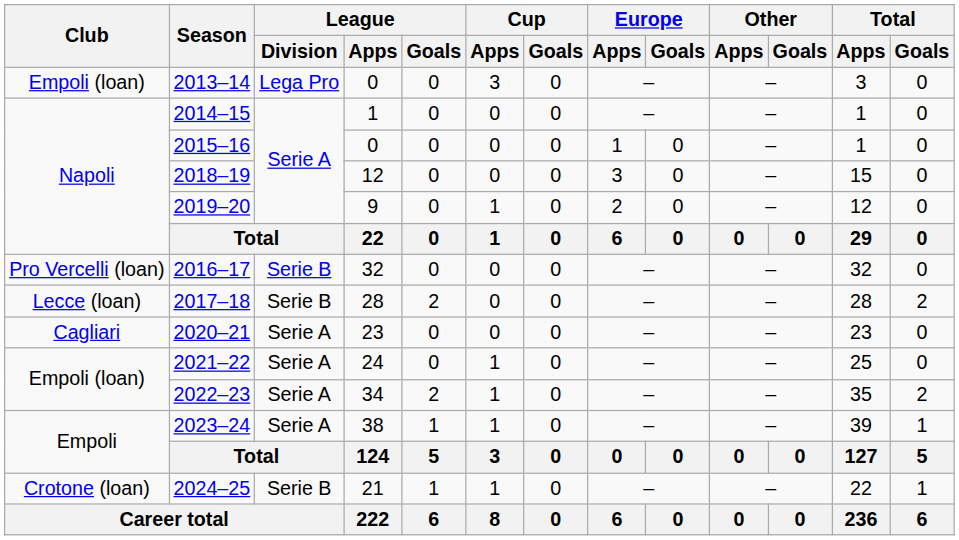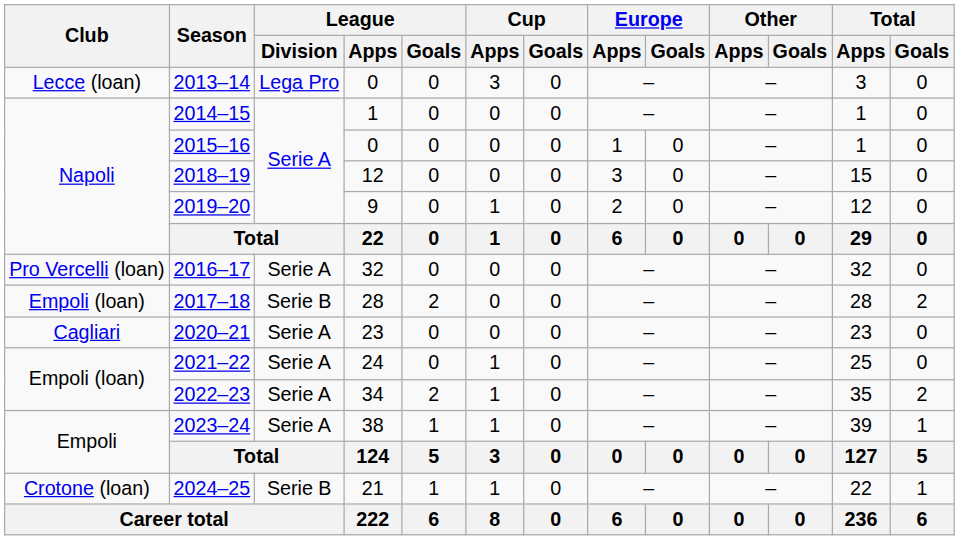(87, 82) Empoli (loan) -> (87, 82) Lecce (loan)
(299, 269) Serie B -> (299, 269) Serie A
(87, 301) Lecce (loan) -> (87, 301) Empoli (loan)
